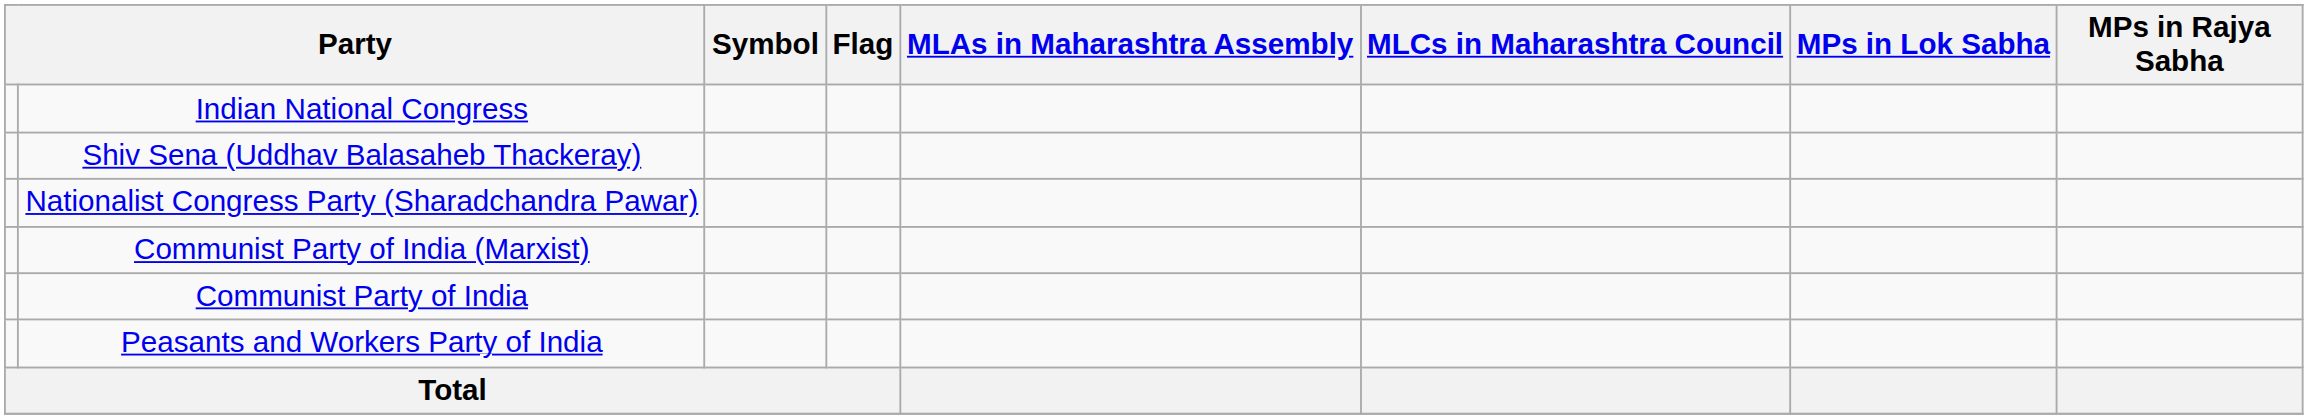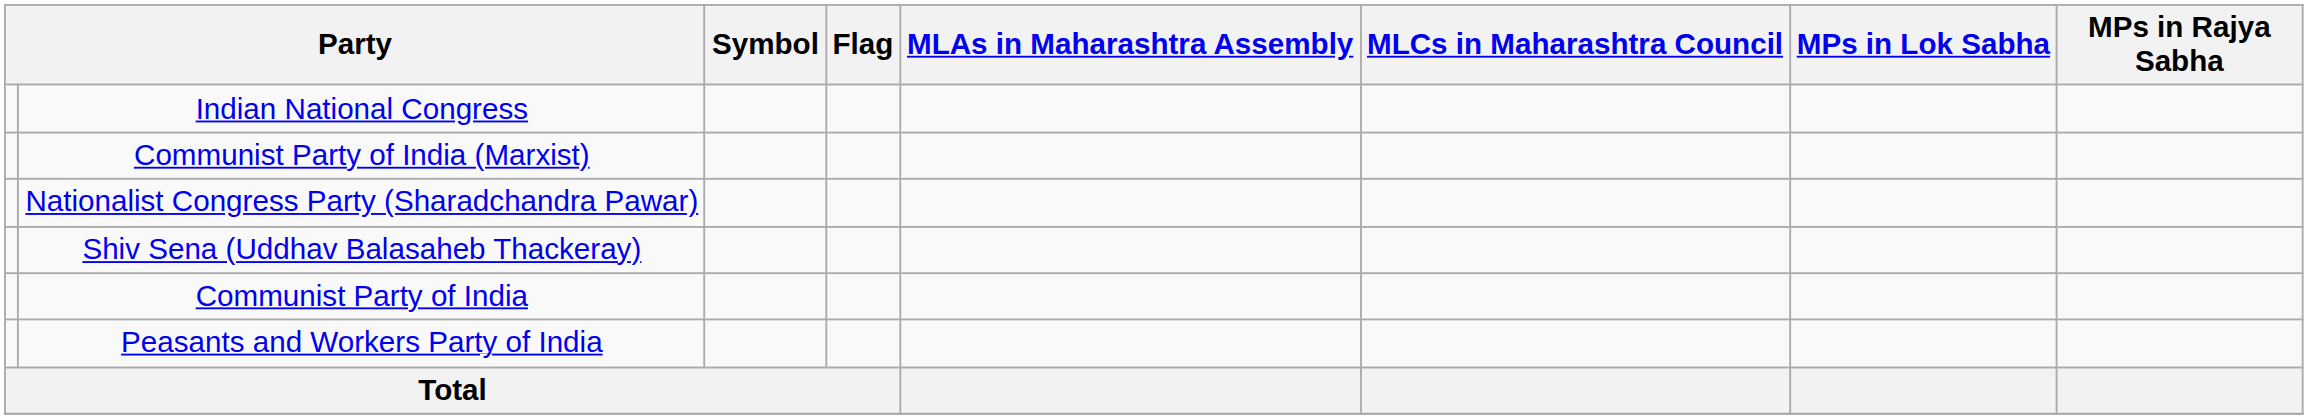rows swapped: (362, 155) <-> (362, 249)
